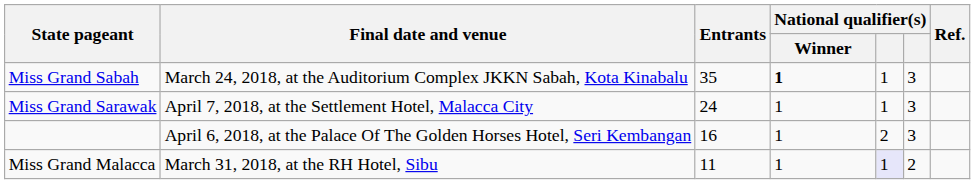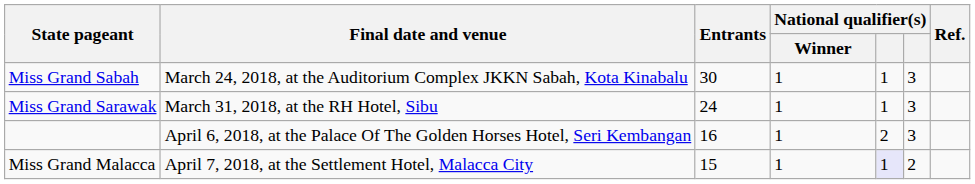(708, 77) 35 -> (708, 77) 30
(779, 77) bold -> (779, 77) normal
(349, 106) April 7, 2018, at the Settlement Hotel, Malacca City -> (301, 106) March 31, 2018, at the RH Hotel, Sibu
(301, 164) March 31, 2018, at the RH Hotel, Sibu -> (349, 164) April 7, 2018, at the Settlement Hotel, Malacca City
(708, 164) 11 -> (708, 164) 15
